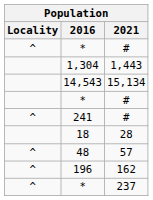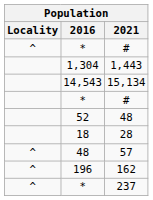- row: (83, 117)
+ row: (83, 117)
